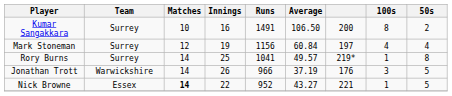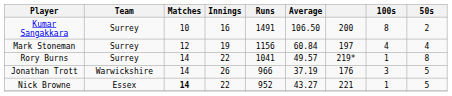(225, 59) 25 -> (225, 59) 22
